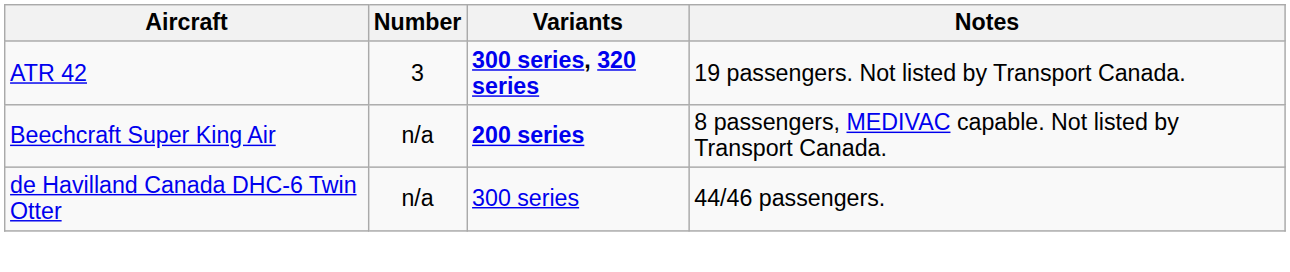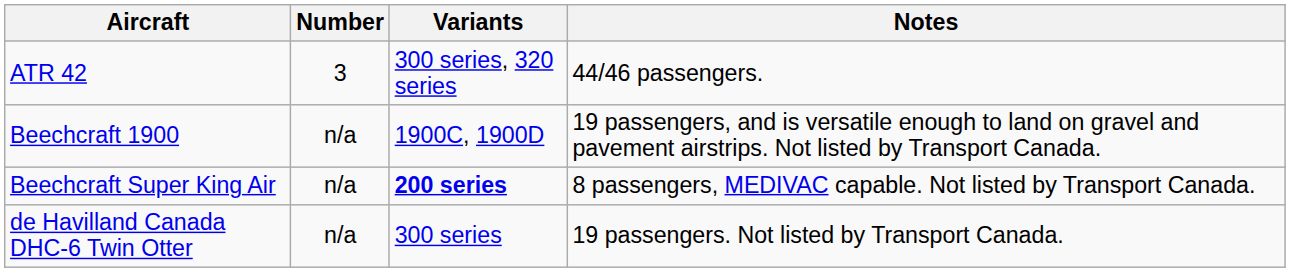(554, 72) bold -> (474, 72) normal
(940, 72) 19 passengers. Not listed by Transport Canada. -> (668, 72) 44/46 passengers.
+ row: (95, 135)
(790, 198) 44/46 passengers. -> (818, 235) 19 passengers. Not listed by Transport Canada.
